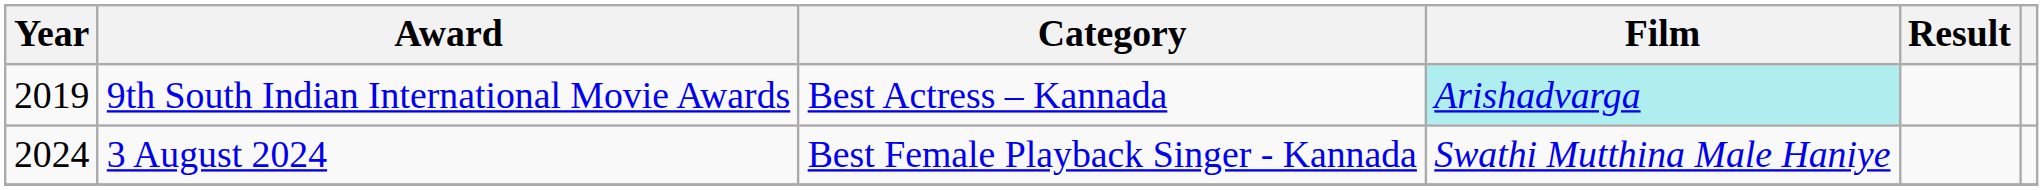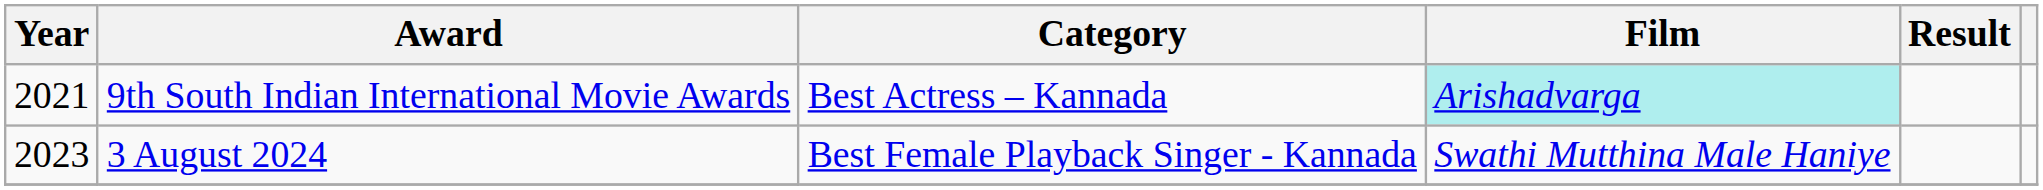(52, 94) 2019 -> (52, 94) 2021
(52, 154) 2024 -> (52, 154) 2023
